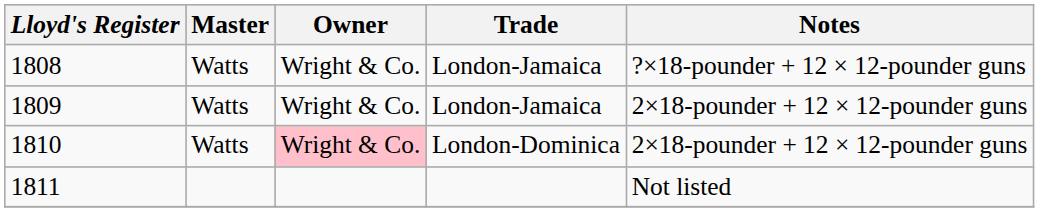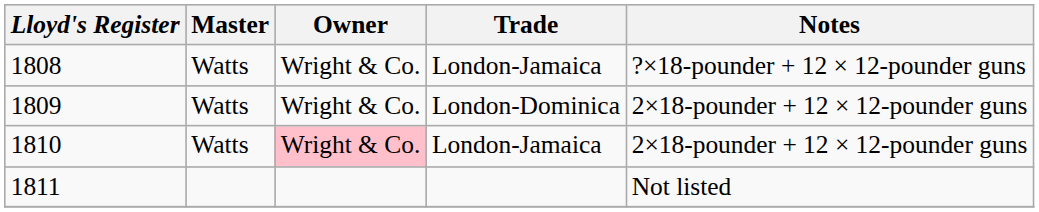(517, 105) London-Jamaica -> (526, 105) London-Dominica
(526, 145) London-Dominica -> (517, 145) London-Jamaica
